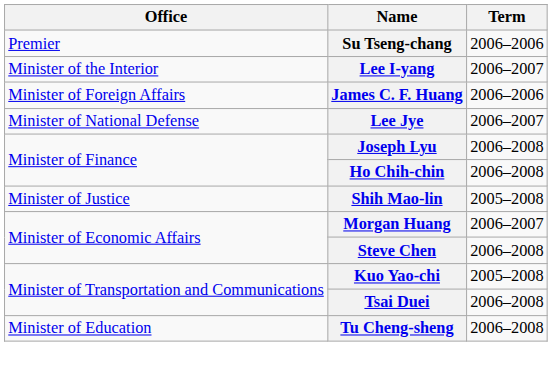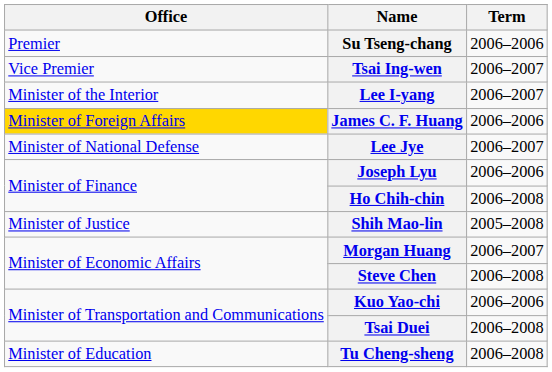+ row: (397, 69)
(97, 95) no background -> (97, 120) gold background
(507, 146) 2006–2008 -> (507, 172) 2006–2006
(507, 276) 2005–2008 -> (507, 302) 2006–2006
